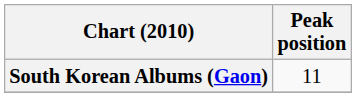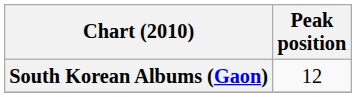(312, 75) 11 -> (312, 75) 12
